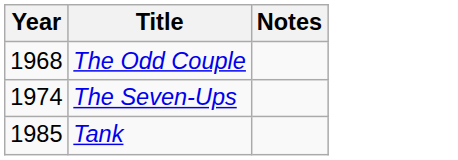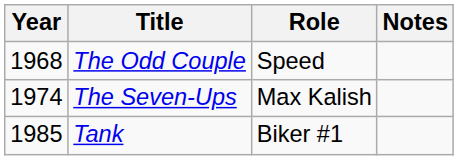+ column: (314, 23)
